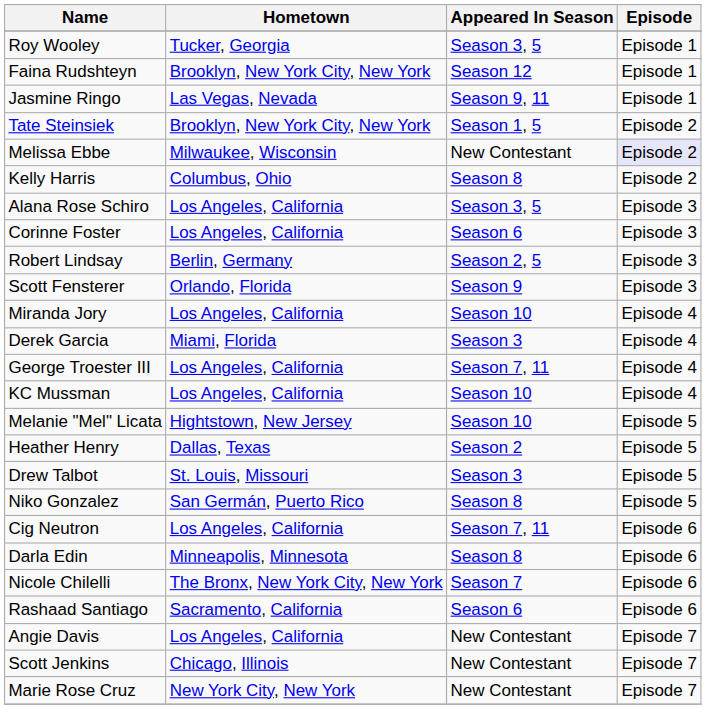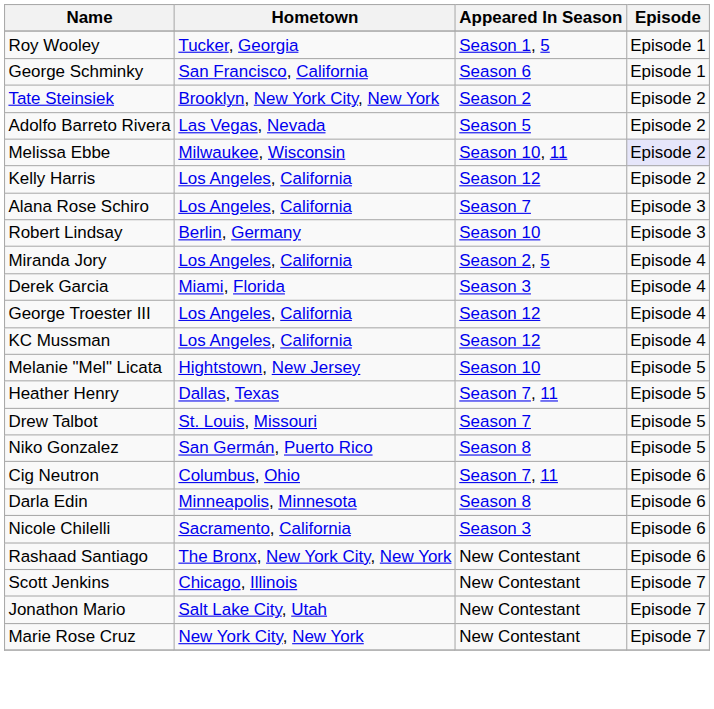(496, 44) Season 3, 5 -> (505, 44) Season 1, 5
+ row: (76, 71)
- row: (73, 71)
- row: (65, 98)
(496, 125) Season 1, 5 -> (495, 98) Season 2
+ row: (90, 125)
(511, 152) New Contestant -> (513, 152) Season 10, 11
(231, 179) Columbus, Ohio -> (265, 179) Los Angeles, California
(486, 179) Season 8 -> (500, 179) Season 12
(496, 206) Season 3, 5 -> (495, 206) Season 7
- row: (65, 233)
(496, 260) Season 2, 5 -> (500, 233) Season 10
- row: (66, 286)
(491, 313) Season 10 -> (505, 260) Season 2, 5
(500, 367) Season 7, 11 -> (500, 313) Season 12
(491, 394) Season 10 -> (500, 340) Season 12
(486, 448) Season 2 -> (509, 394) Season 7, 11
(486, 475) Season 3 -> (495, 421) Season 7
(256, 529) Los Angeles, California -> (239, 475) Columbus, Ohio
(306, 582) The Bronx, New York City, New York -> (265, 529) Sacramento, California
(486, 582) Season 7 -> (495, 529) Season 3
(256, 609) Sacramento, California -> (315, 555) The Bronx, New York City, New York
(486, 609) Season 6 -> (520, 555) New Contestant
- row: (54, 636)
+ row: (67, 609)
